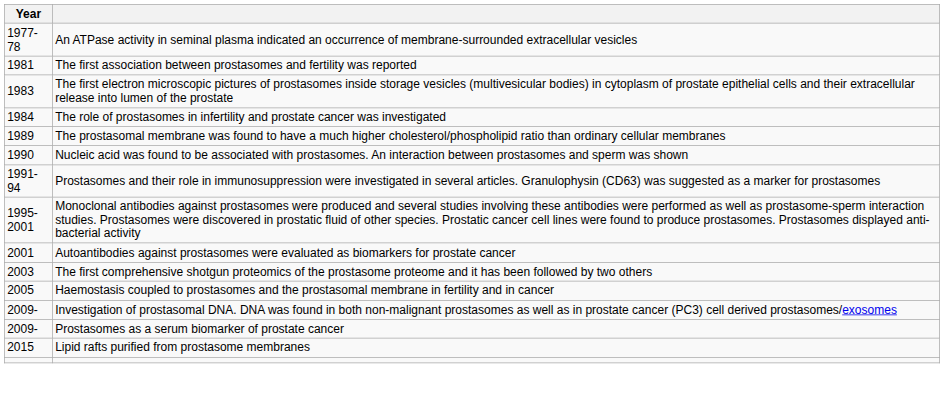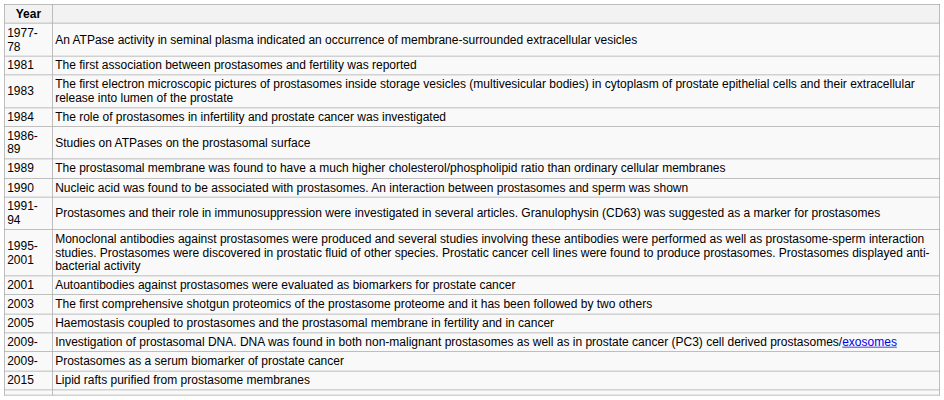+ row: (183, 142)
